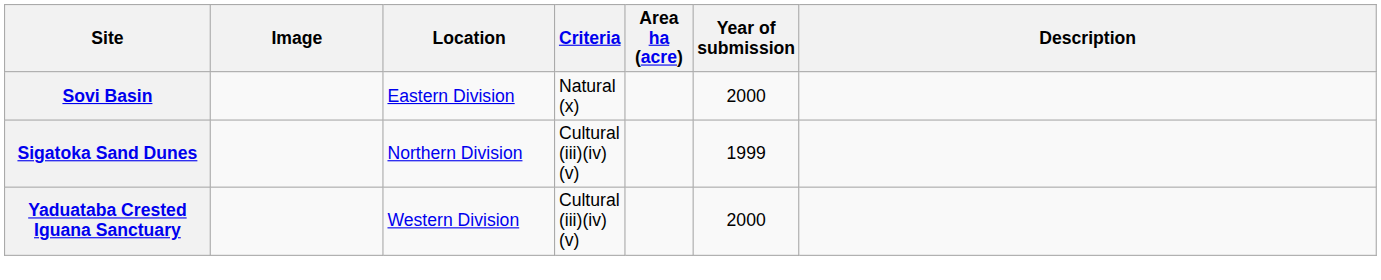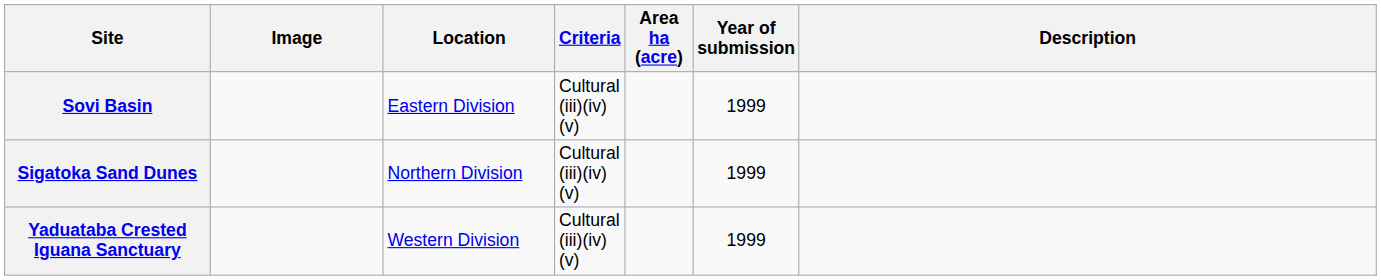(587, 95) Natural (x) -> (589, 105) Cultural (iii)(iv)(v)
(746, 95) 2000 -> (746, 105) 1999
(746, 220) 2000 -> (746, 240) 1999
